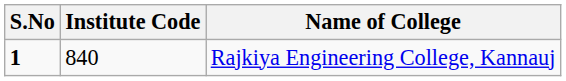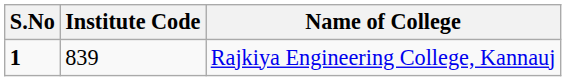(82, 57) 840 -> (82, 57) 839
